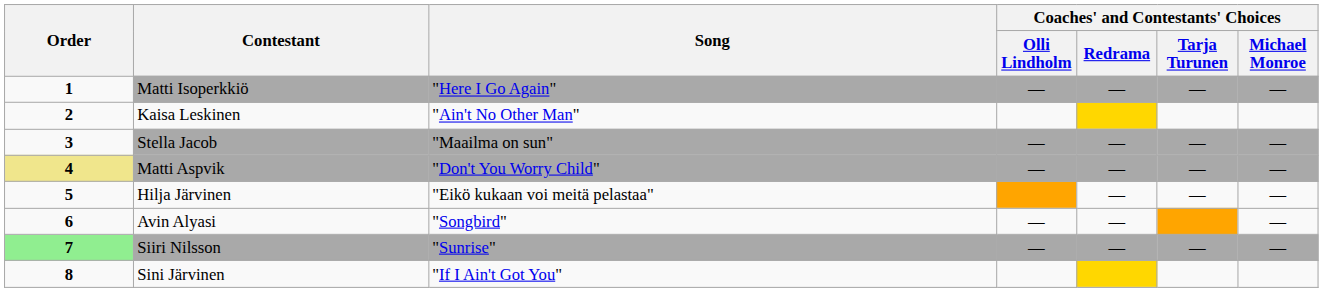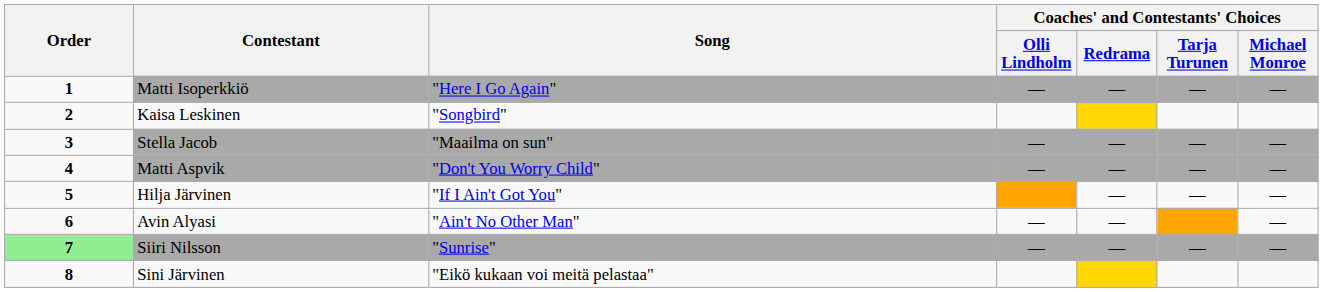(506, 115) "Ain't No Other Man" -> (469, 115) "Songbird"
(69, 168) khaki background -> (69, 168) no background
(543, 194) "Eikö kukaan voi meitä pelastaa" -> (497, 194) "If I Ain't Got You"
(469, 221) "Songbird" -> (506, 221) "Ain't No Other Man"
(497, 273) "If I Ain't Got You" -> (543, 273) "Eikö kukaan voi meitä pelastaa"
